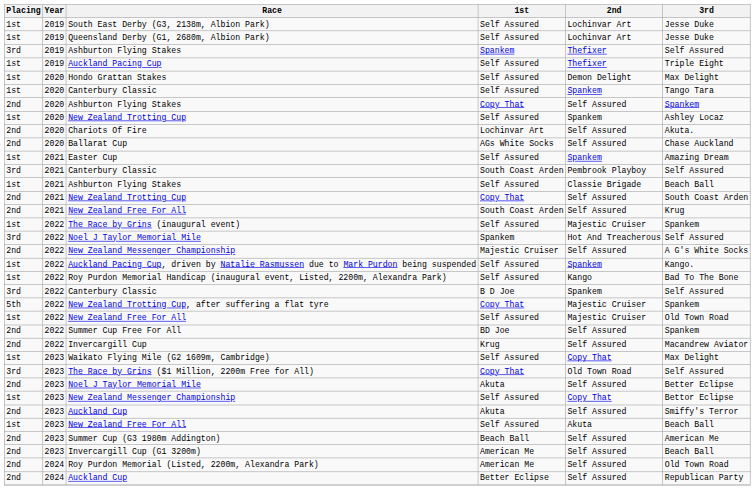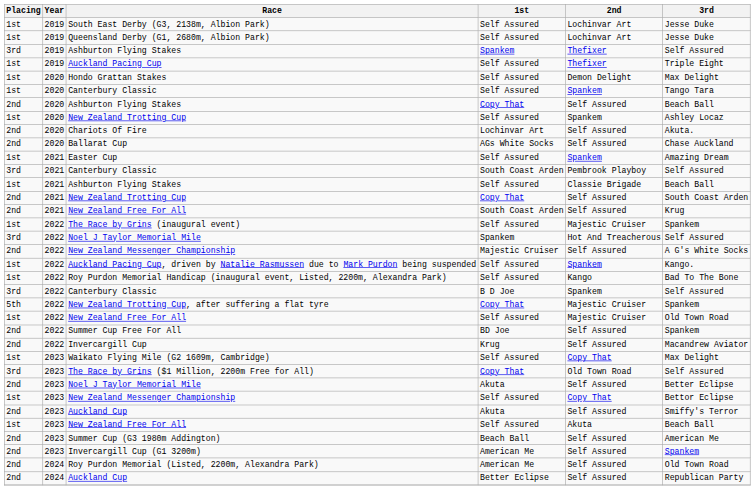(682, 104) Spankem -> (689, 104) Beach Ball
(689, 451) Beach Ball -> (682, 451) Spankem
